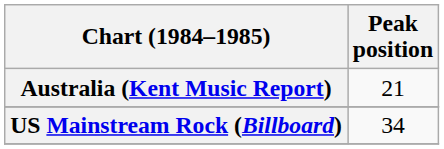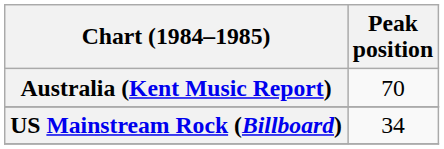(393, 87) 21 -> (393, 87) 70
